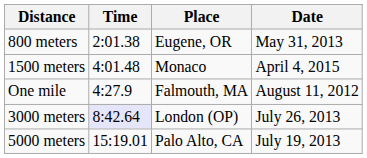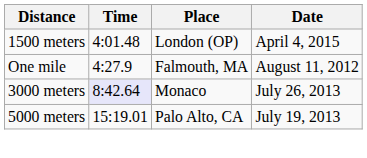- row: (43, 41)
(181, 66) Monaco -> (197, 41) London (OP)
(197, 116) London (OP) -> (181, 91) Monaco
